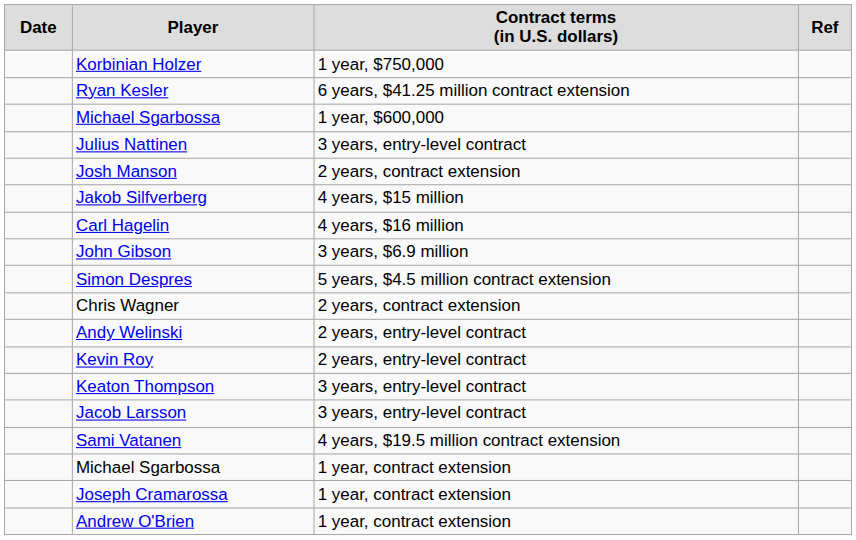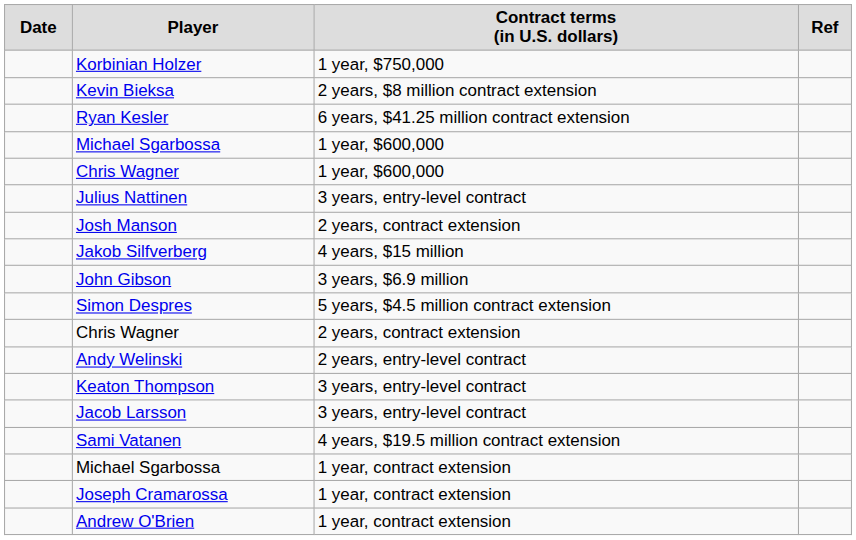+ row: (125, 90)
+ row: (127, 171)
- row: (123, 225)
- row: (115, 359)
